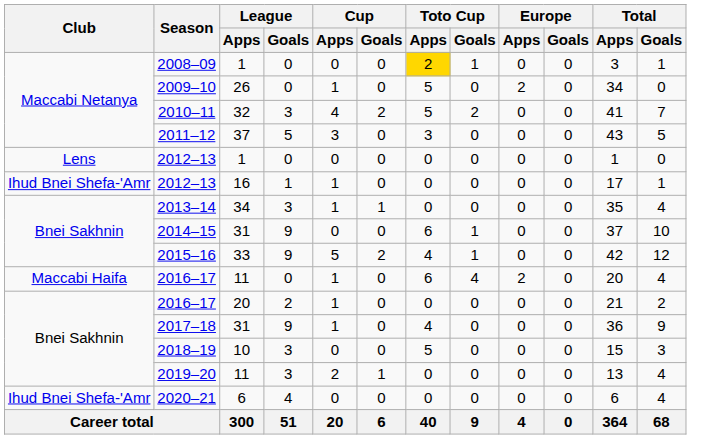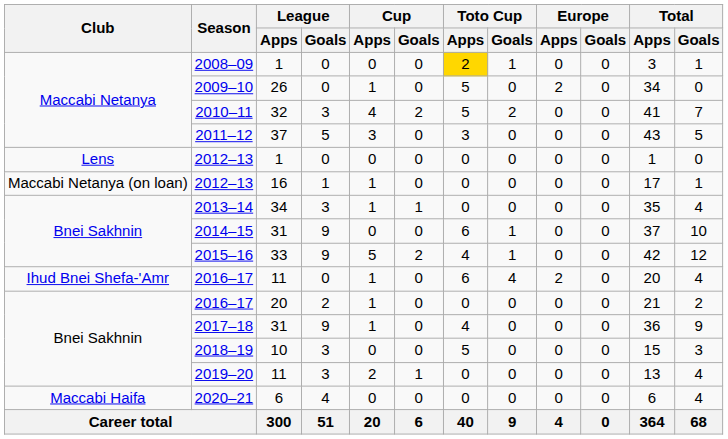(79, 183) Ihud Bnei Shefa-'Amr -> (98, 183) Maccabi Netanya (on loan)
(79, 278) Maccabi Haifa -> (98, 278) Ihud Bnei Shefa-'Amr
(79, 398) Ihud Bnei Shefa-'Amr -> (98, 398) Maccabi Haifa
